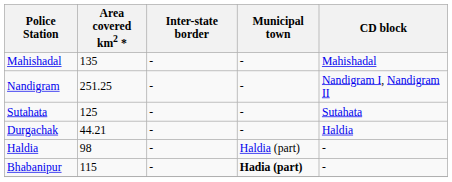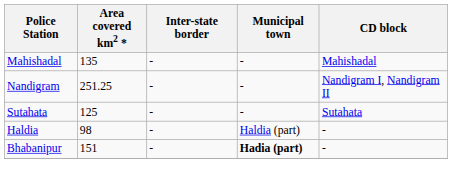- row: (33, 130)
(88, 167) 115 -> (89, 148) 151
